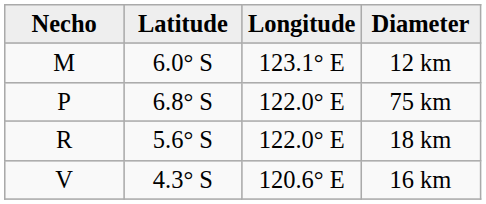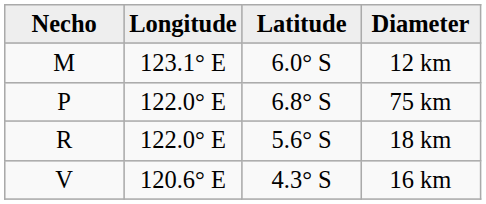columns swapped: (183, 23) <-> (302, 23)
